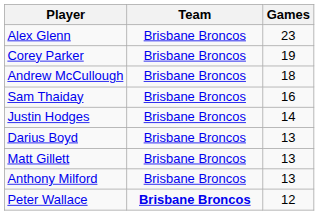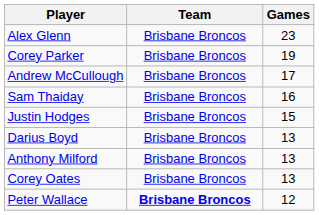(288, 76) 18 -> (288, 76) 17
(288, 117) 14 -> (288, 117) 15
- row: (38, 158)
+ row: (44, 179)
